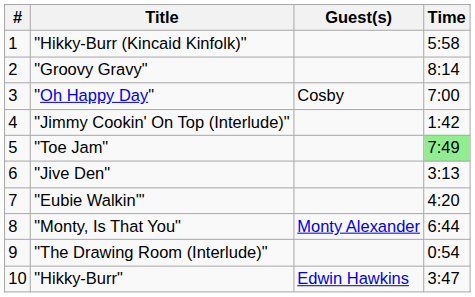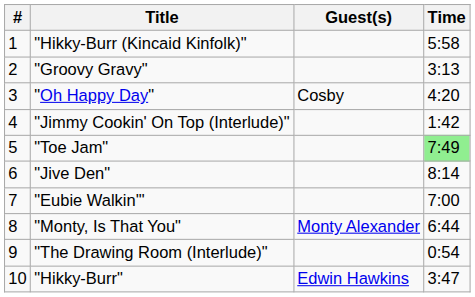(444, 69) 8:14 -> (444, 69) 3:13
(444, 95) 7:00 -> (444, 95) 4:20
(444, 174) 3:13 -> (444, 174) 8:14
(444, 200) 4:20 -> (444, 200) 7:00
